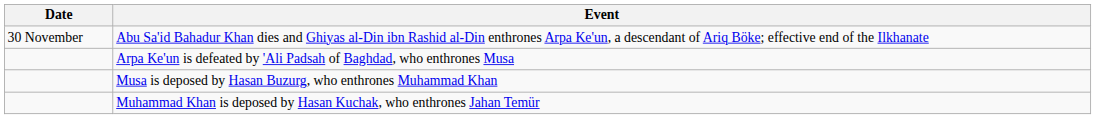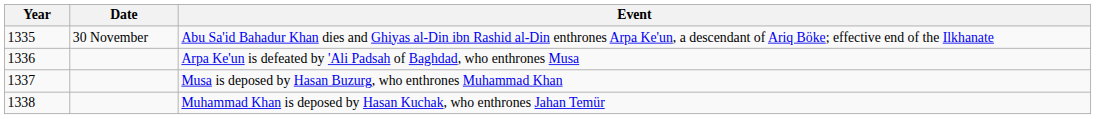+ column: (37, 15)
